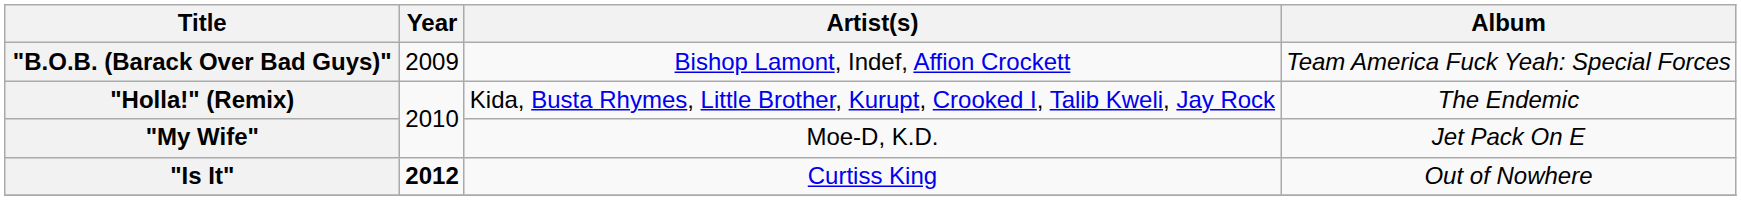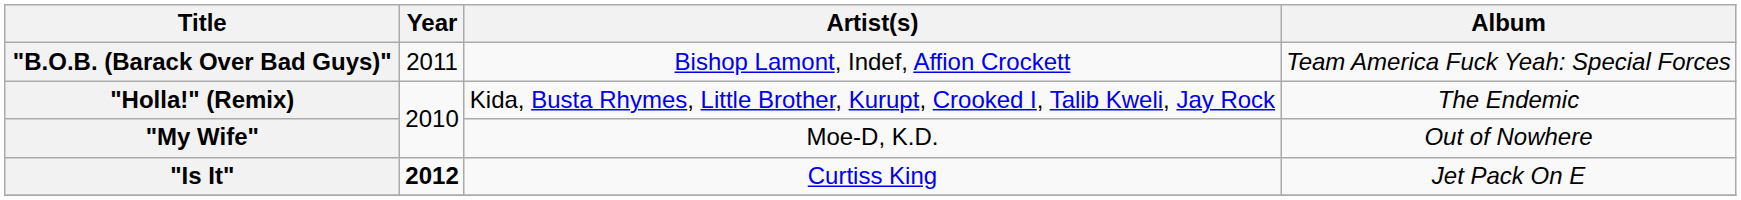(432, 61) 2009 -> (432, 61) 2011
(1508, 137) Jet Pack On E -> (1508, 137) Out of Nowhere
(1508, 175) Out of Nowhere -> (1508, 175) Jet Pack On E
